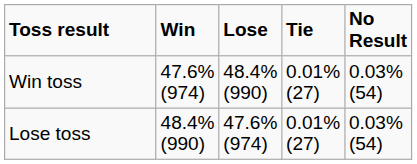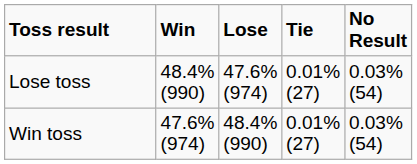rows swapped: (45, 81) <-> (50, 133)
